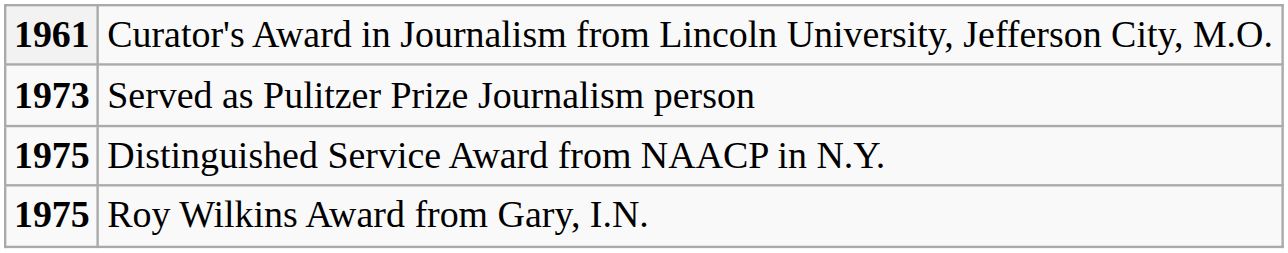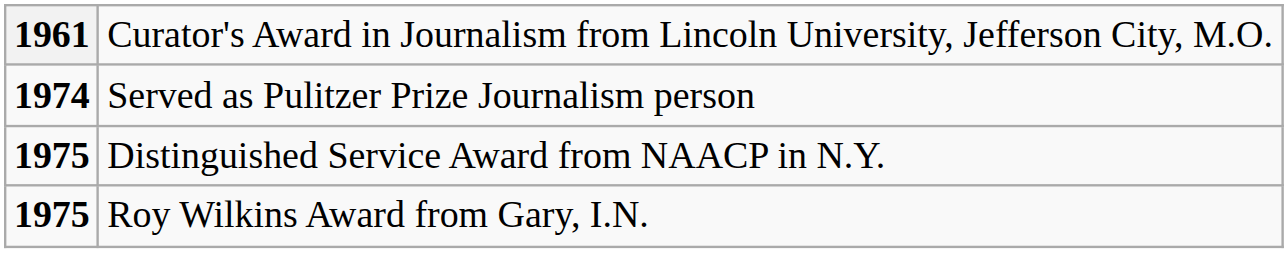(52, 94) 1973 -> (52, 94) 1974
